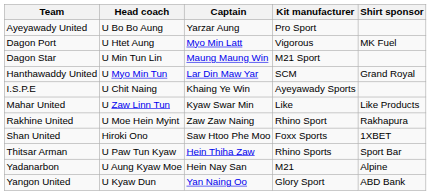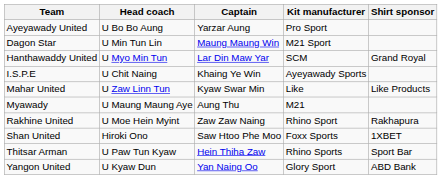- row: (31, 43)
+ row: (27, 105)
- row: (33, 167)
